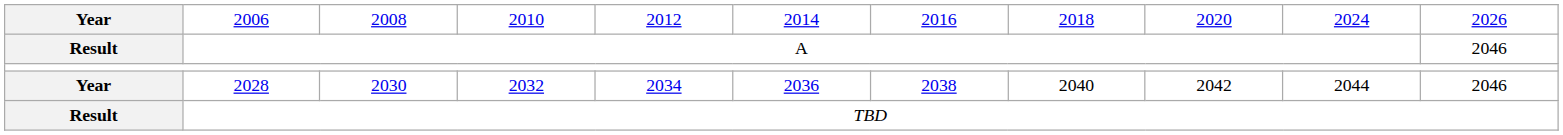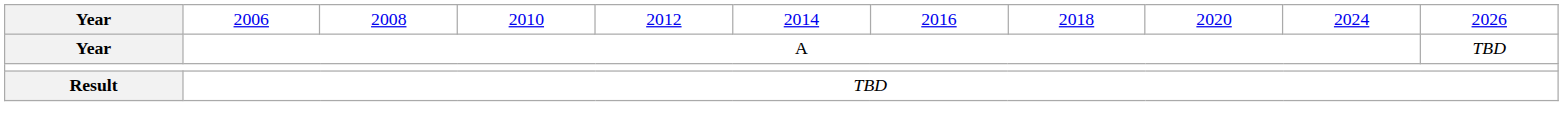(94, 48) Result -> (94, 48) Year
(1489, 48) 2046 -> (1489, 48) TBD
- row: (251, 86)
